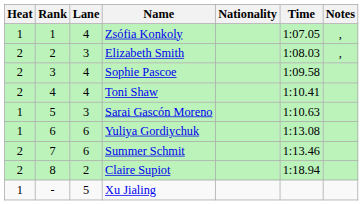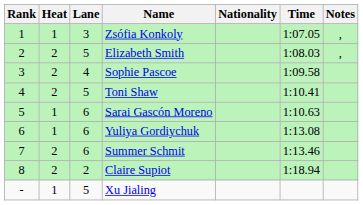columns swapped: (53, 14) <-> (20, 14)
(86, 33) 4 -> (86, 33) 3
(86, 53) 3 -> (86, 53) 5
(86, 92) 4 -> (86, 92) 5
(86, 111) 3 -> (86, 111) 6
